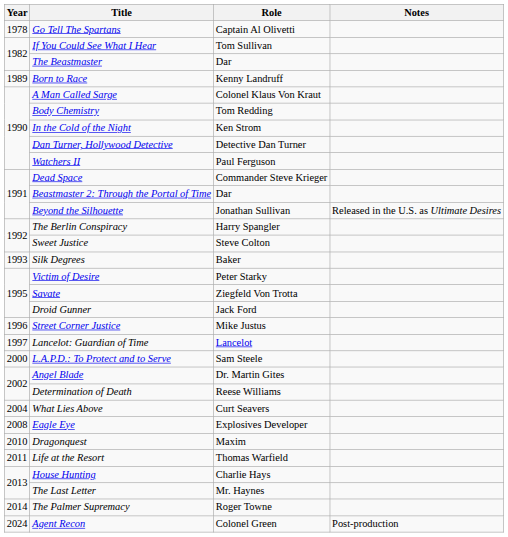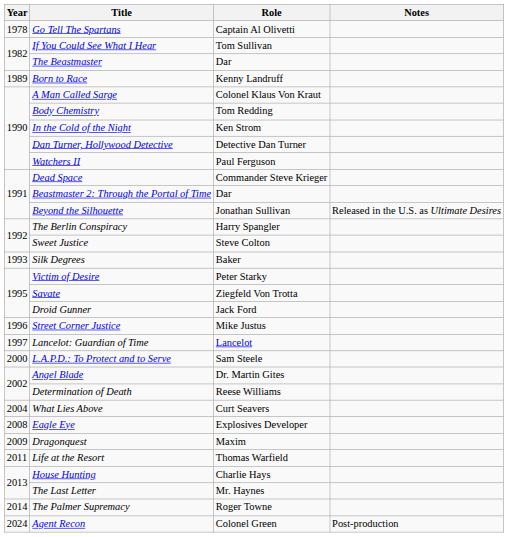(17, 441) 2010 -> (17, 441) 2009
